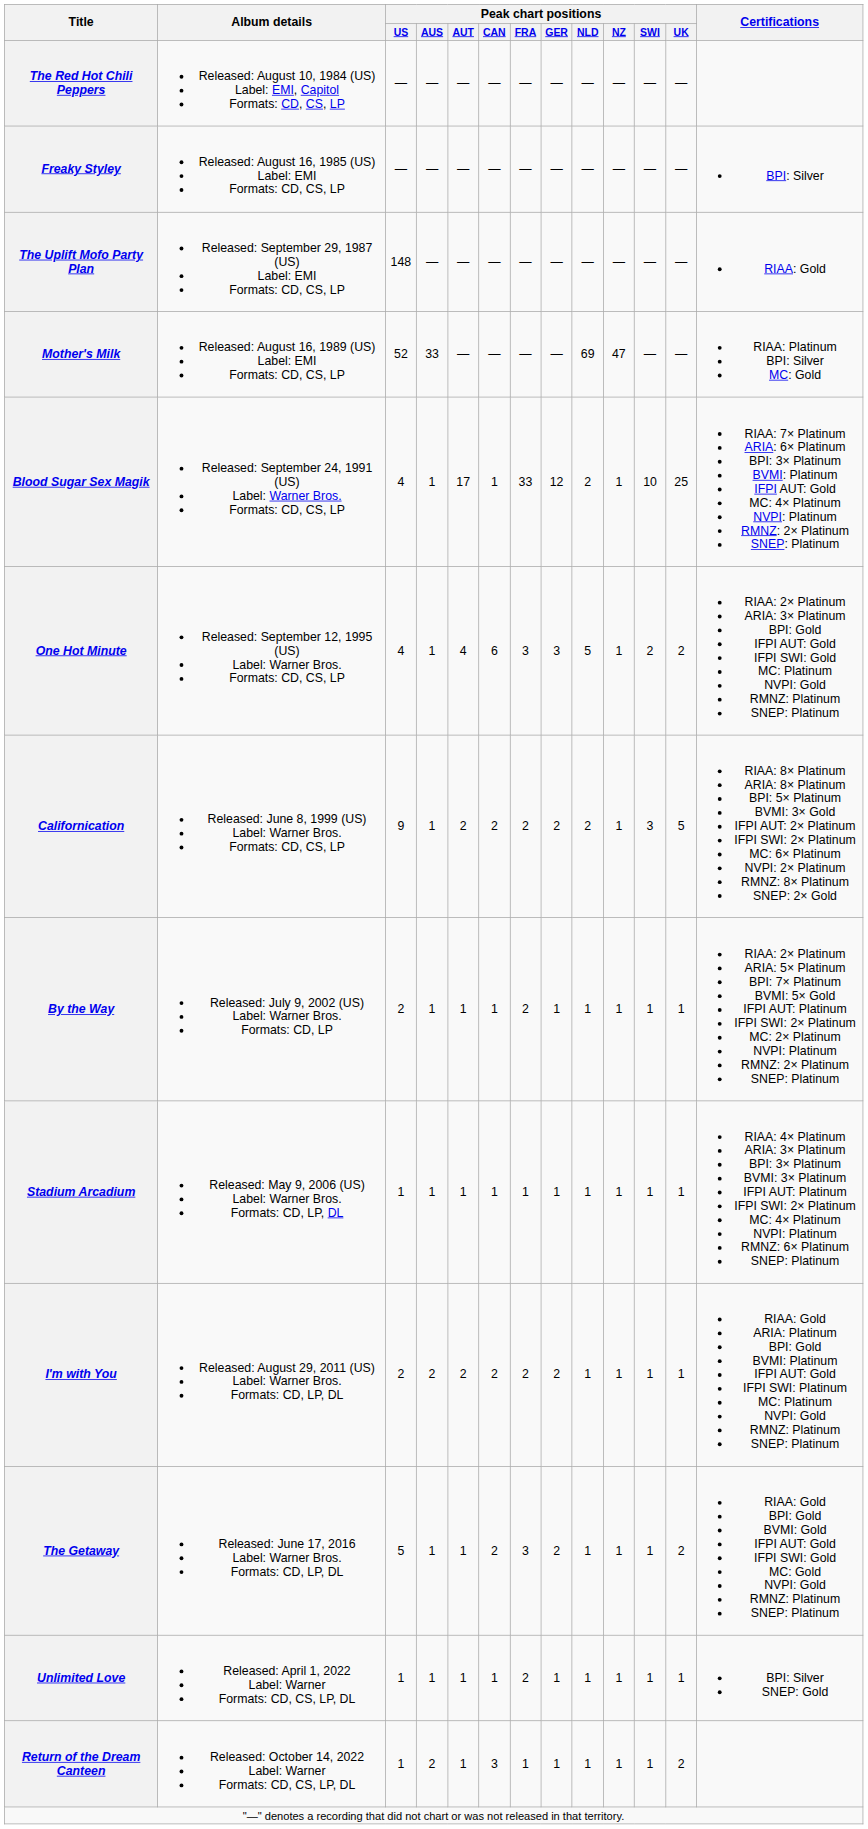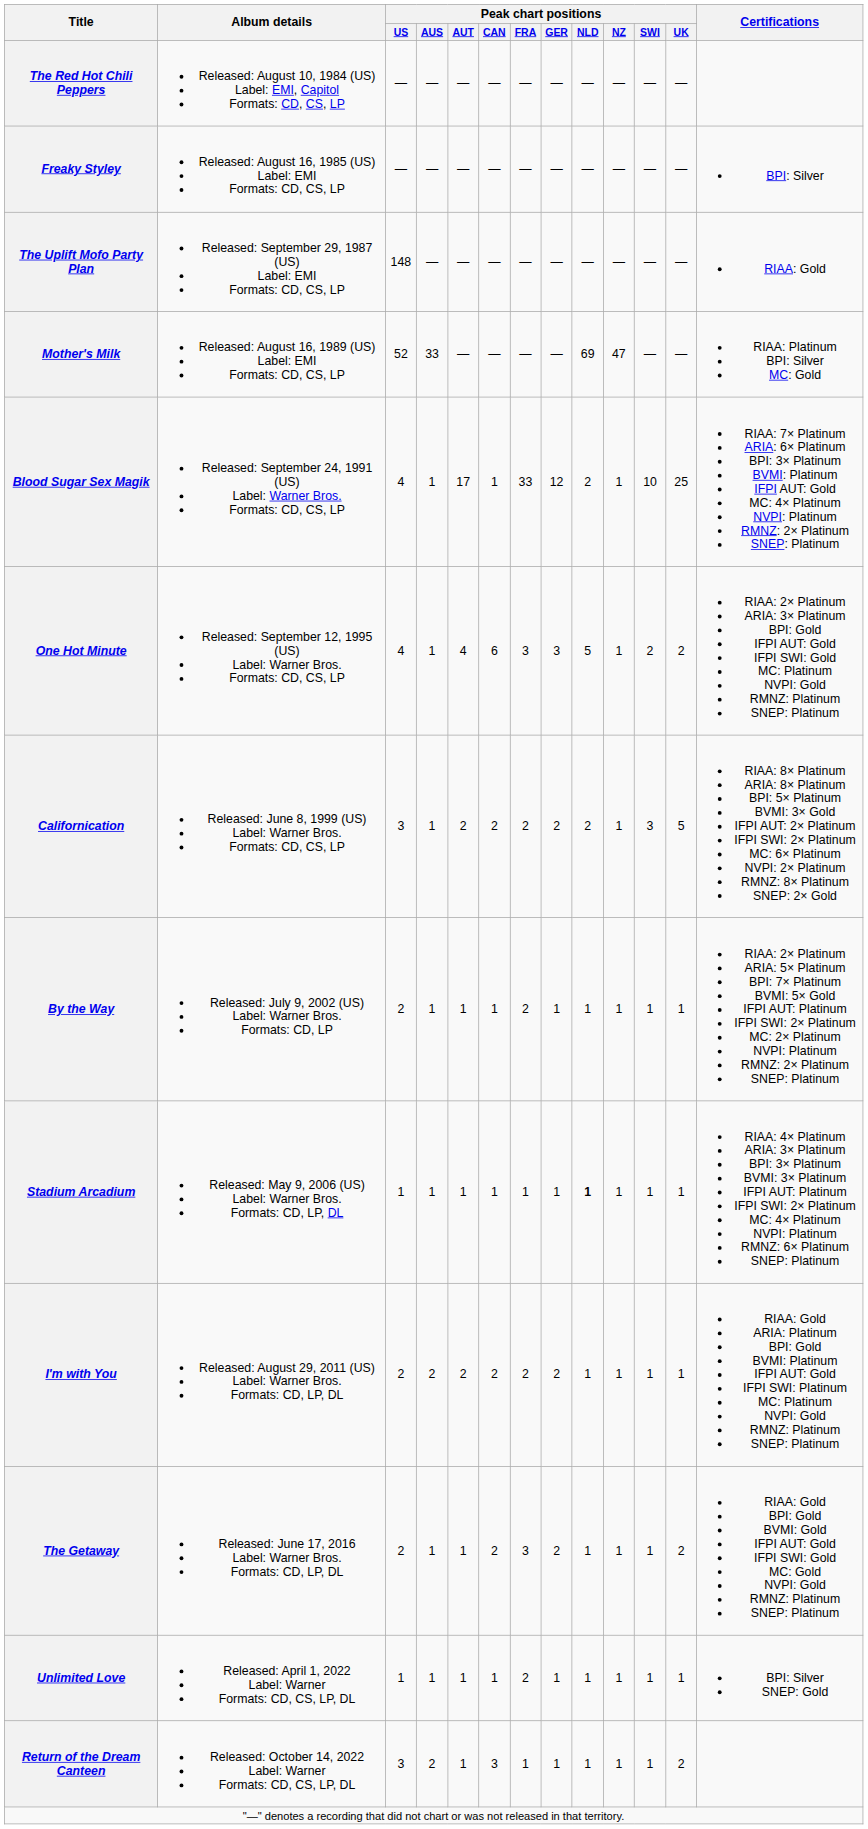(401, 826) 9 -> (401, 826) 3
(588, 1192) normal -> (588, 1192) bold
(401, 1550) 5 -> (401, 1550) 2
(401, 1763) 1 -> (401, 1763) 3
